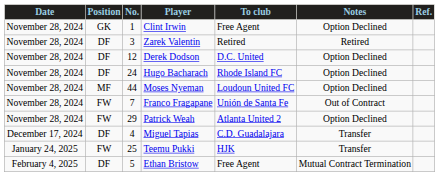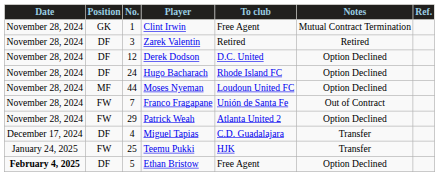(355, 27) Option Declined -> (355, 27) Mutual Contract Termination
(45, 164) normal -> (45, 164) bold
(355, 164) Mutual Contract Termination -> (355, 164) Option Declined
